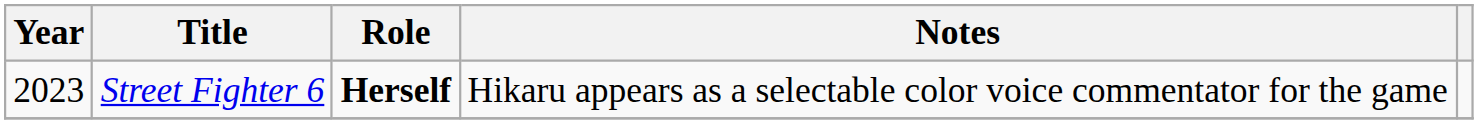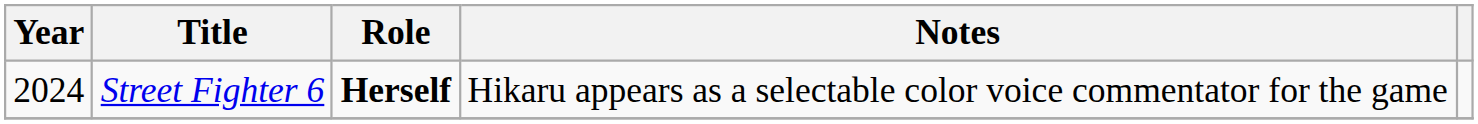(49, 88) 2023 -> (49, 88) 2024
